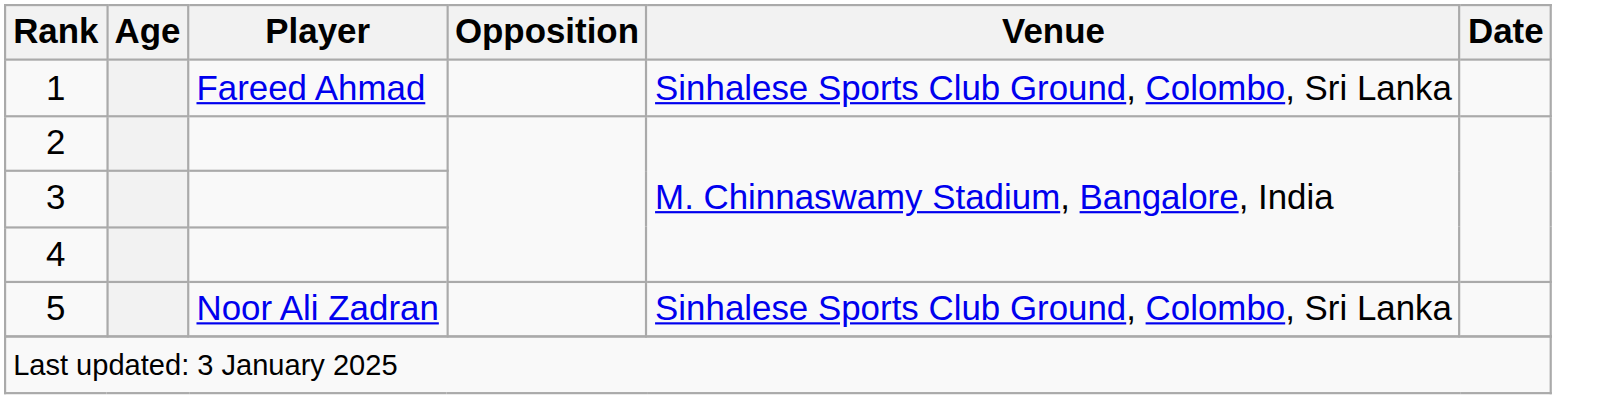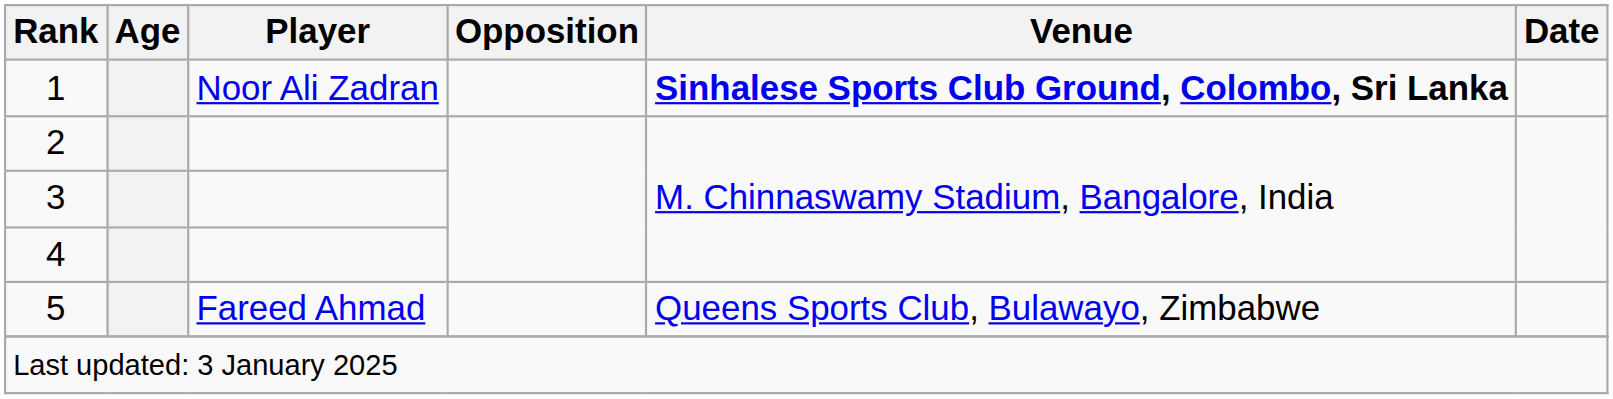(311, 87) Fareed Ahmad -> (318, 87) Noor Ali Zadran
(1053, 87) normal -> (1081, 87) bold
(318, 308) Noor Ali Zadran -> (311, 308) Fareed Ahmad
(1053, 308) Sinhalese Sports Club Ground, Colombo, Sri Lanka -> (988, 308) Queens Sports Club, Bulawayo, Zimbabwe
